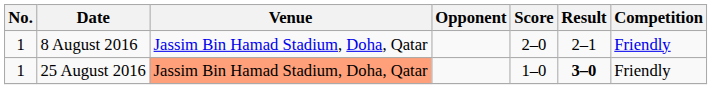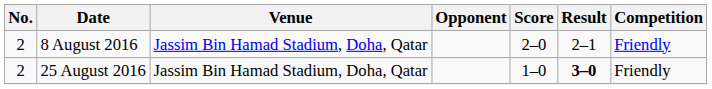(21, 44) 1 -> (21, 44) 2
(21, 70) 1 -> (21, 70) 2
(291, 70) lightsalmon background -> (291, 70) no background
